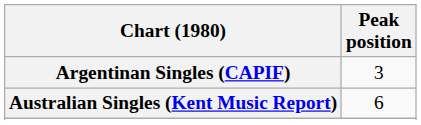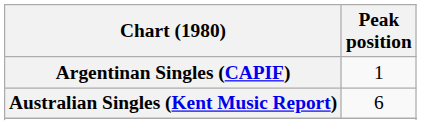(379, 72) 3 -> (379, 72) 1
